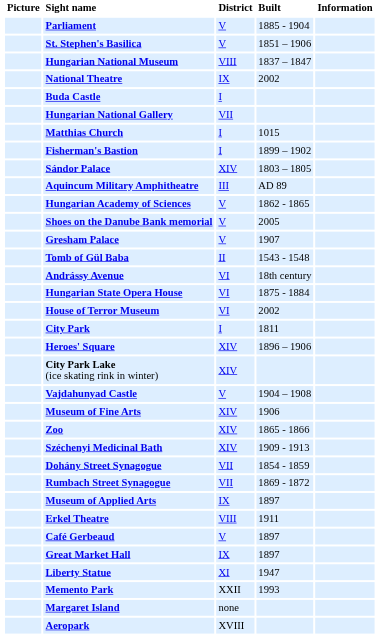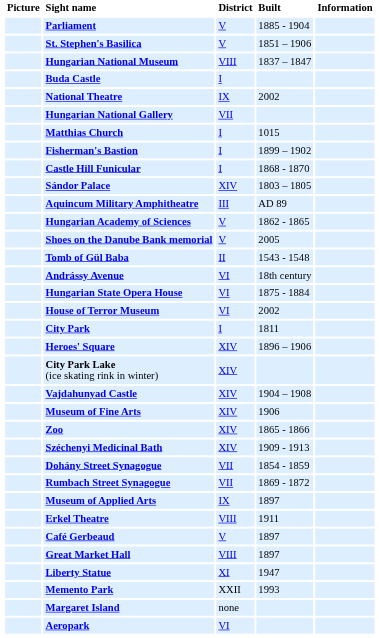rows swapped: (84, 79) <-> (73, 97)
+ row: (93, 168)
- row: (82, 239)
(222, 394) V -> (228, 394) XIV
(224, 554) IX -> (228, 554) VIII
(231, 625) XVIII -> (224, 625) VI
